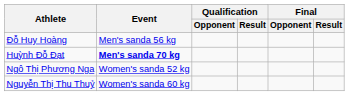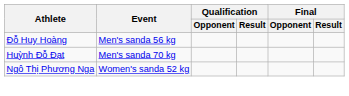(139, 55) bold -> (137, 55) normal
- row: (51, 84)
